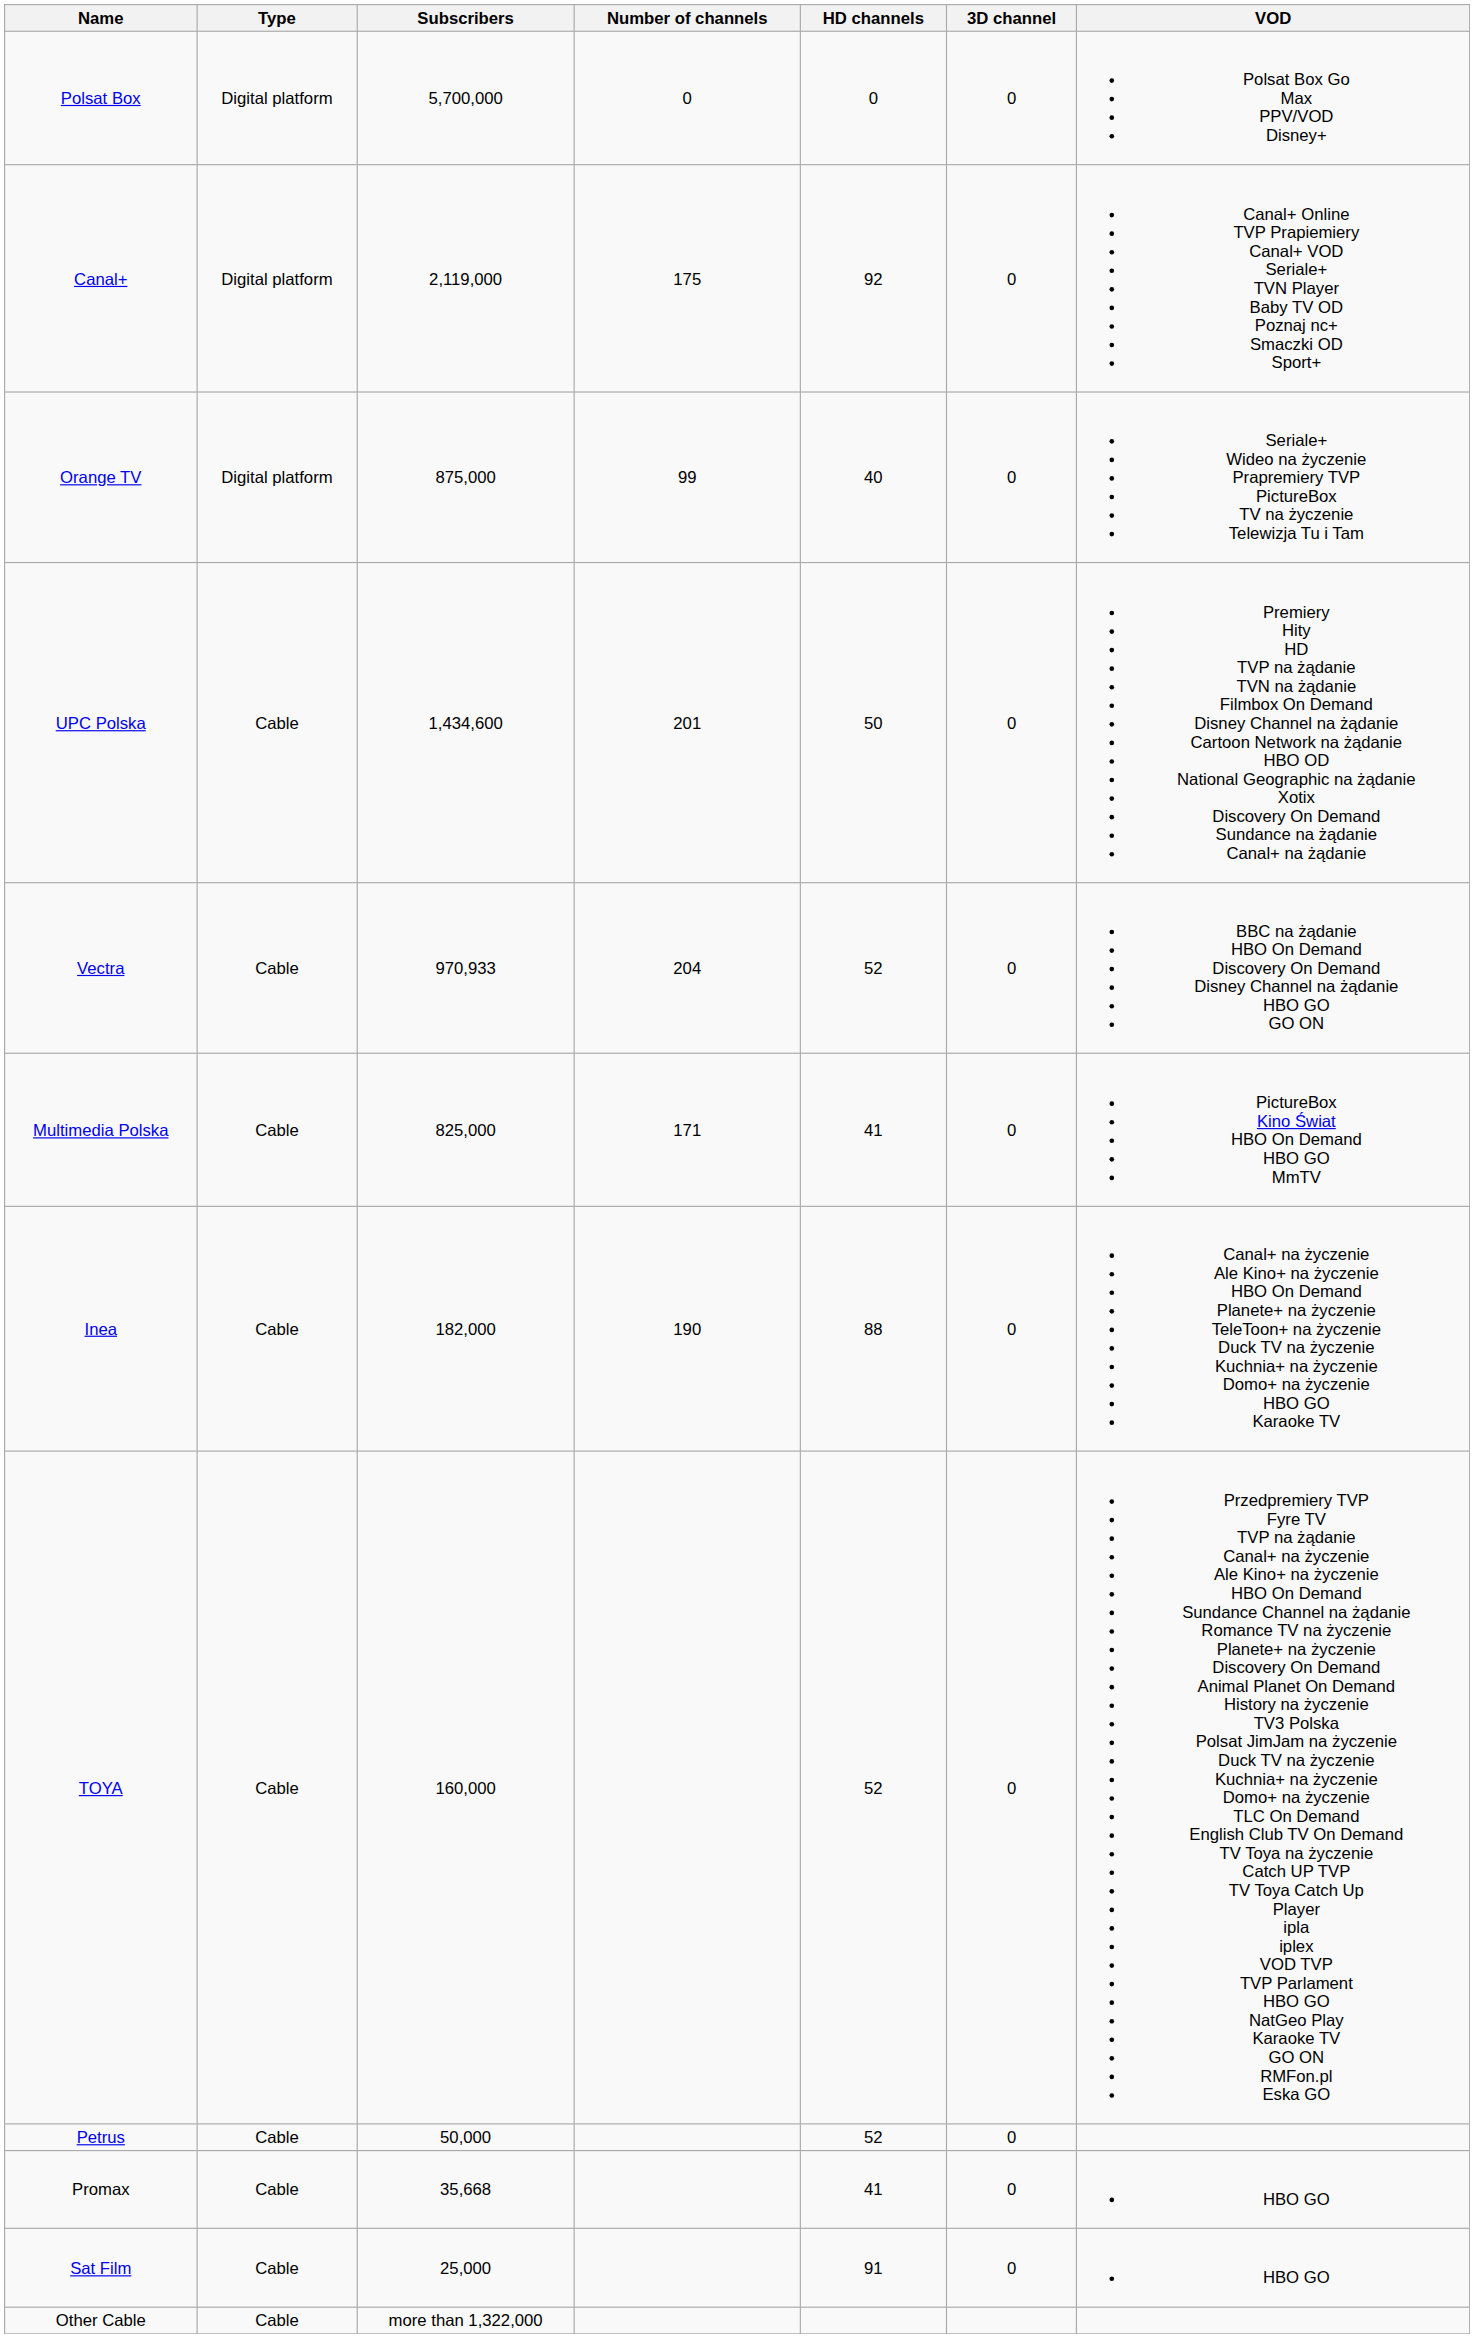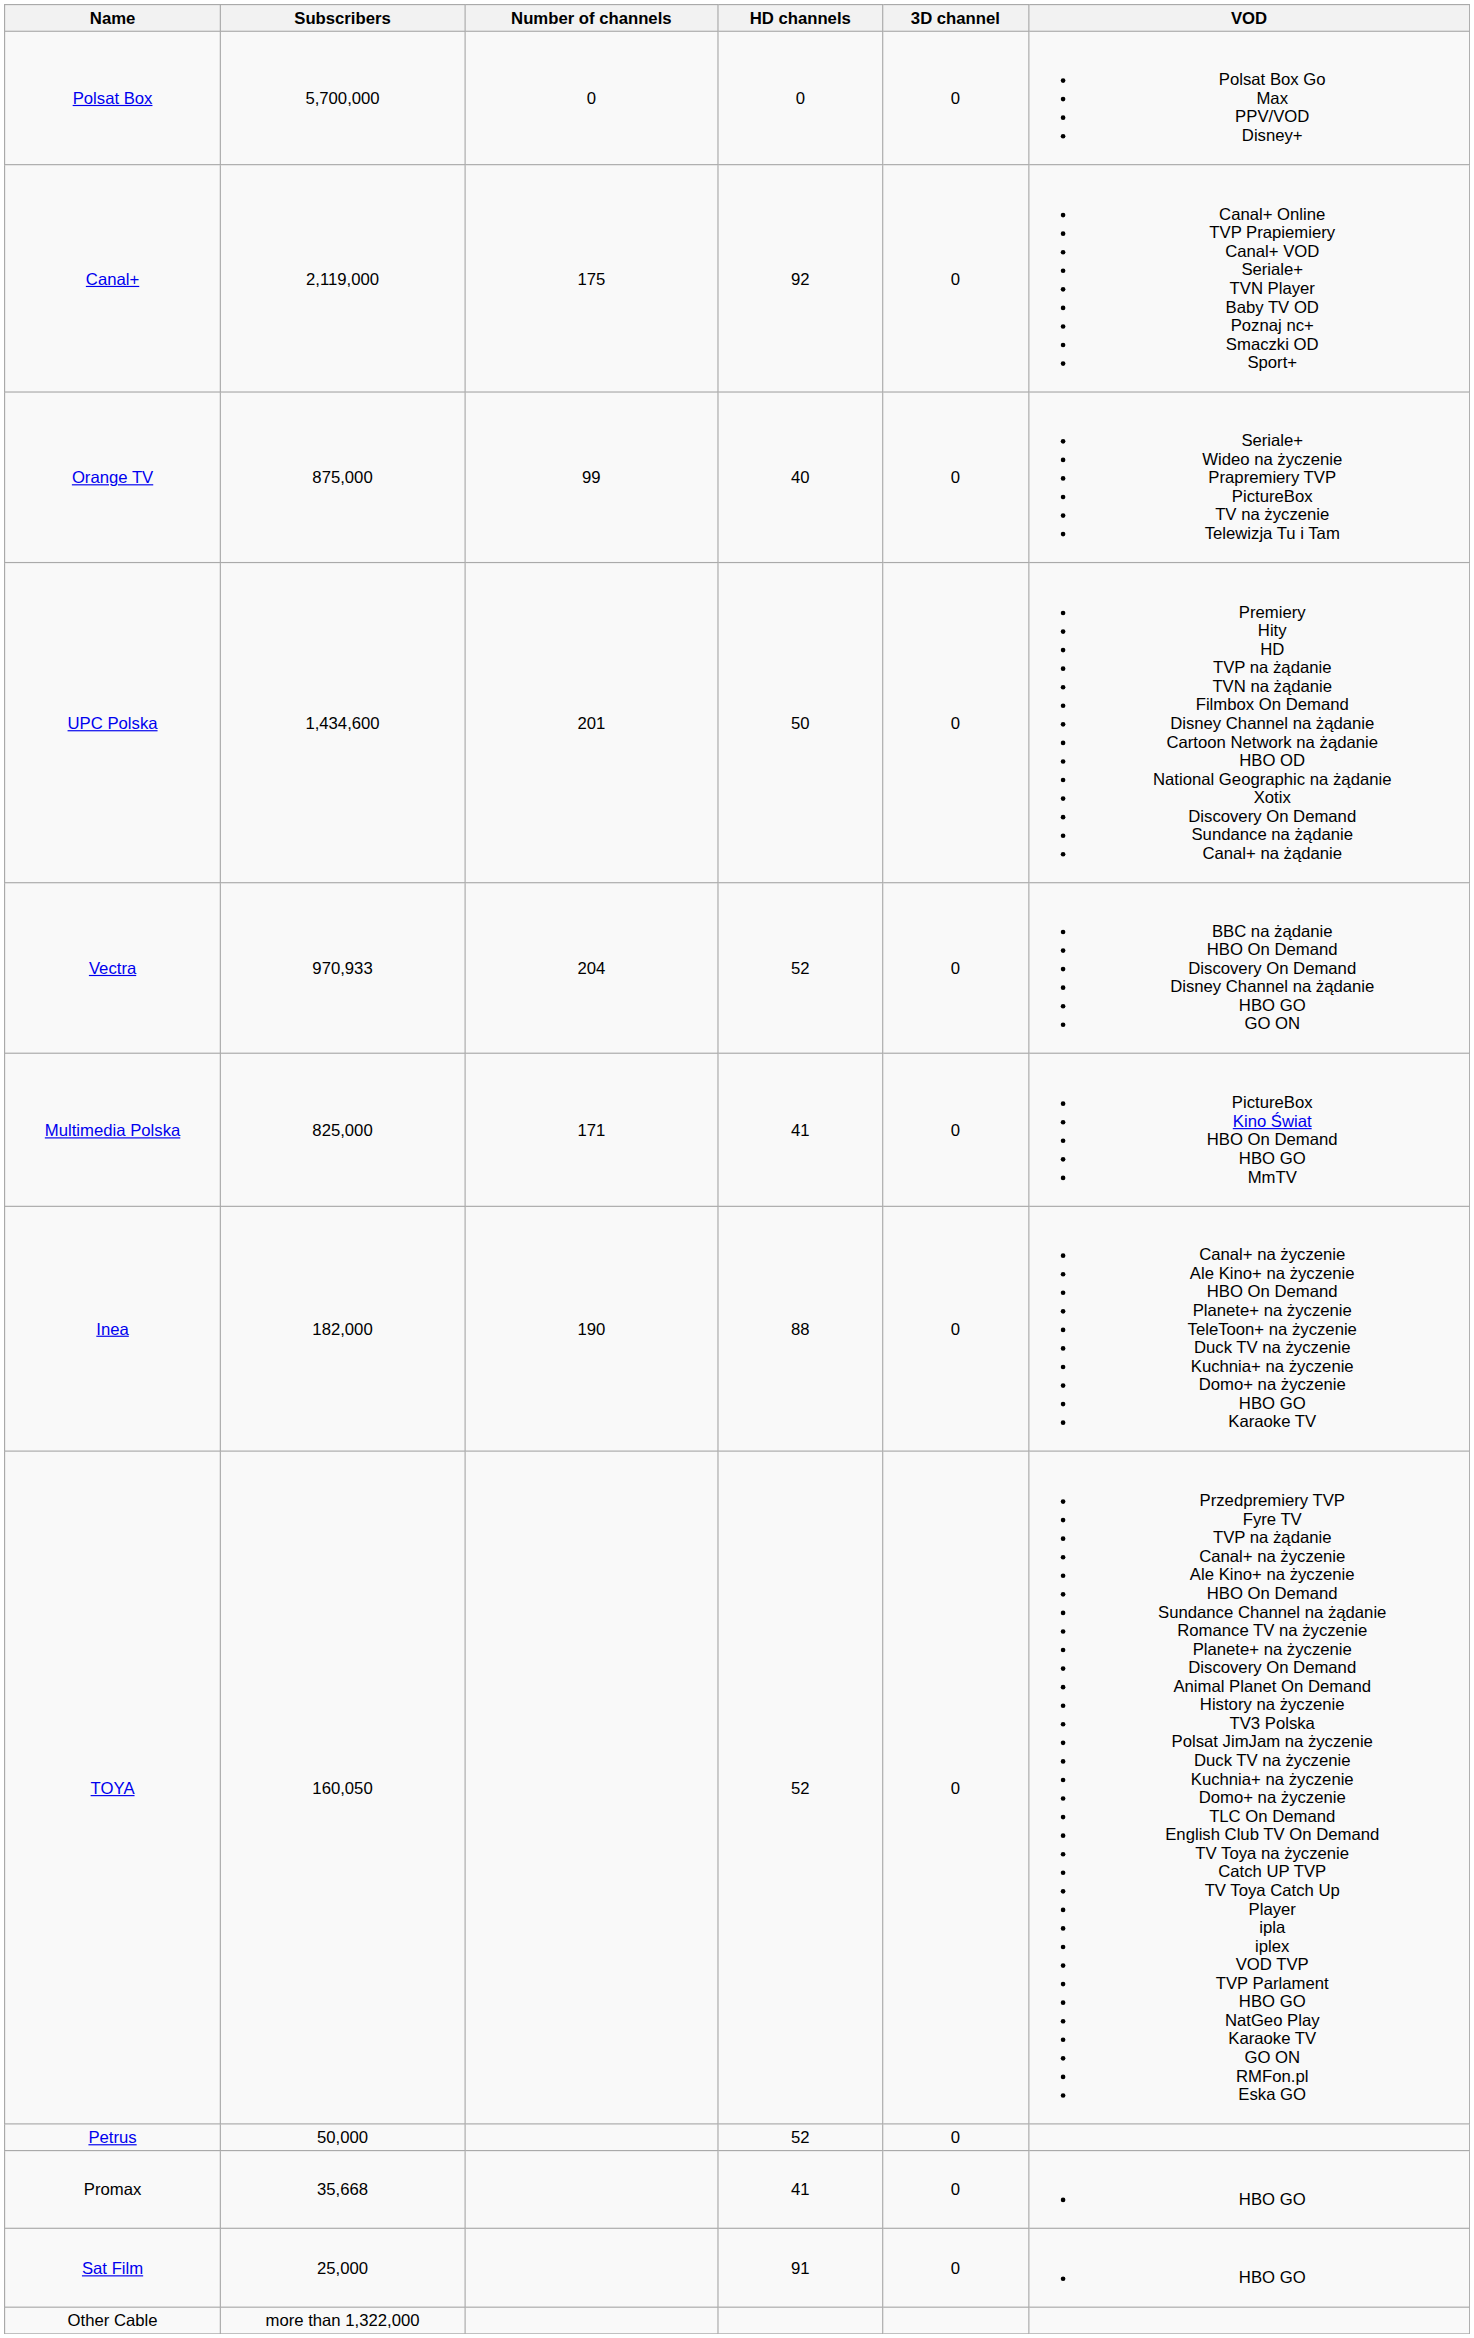- column: (277, 18)
(466, 1788) 160,000 -> (343, 1788) 160,050
